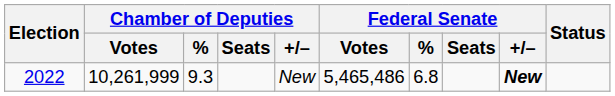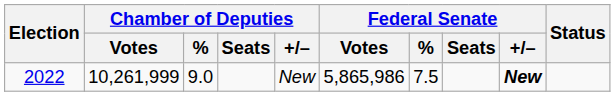(201, 76) 9.3 -> (201, 76) 9.0
(364, 76) 5,465,486 -> (364, 76) 5,865,986
(426, 76) 6.8 -> (426, 76) 7.5
